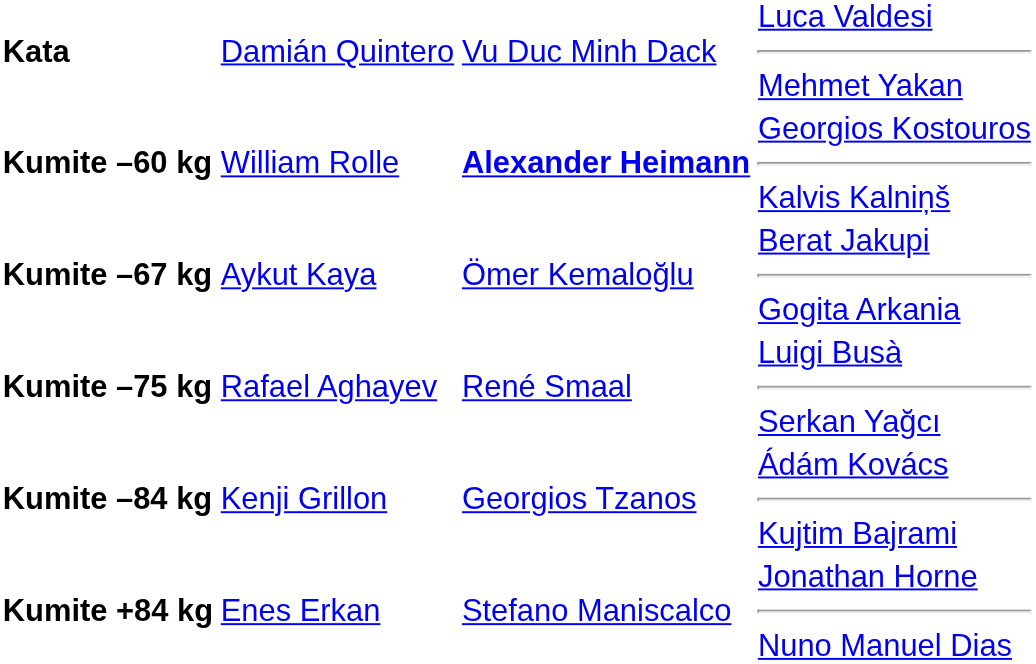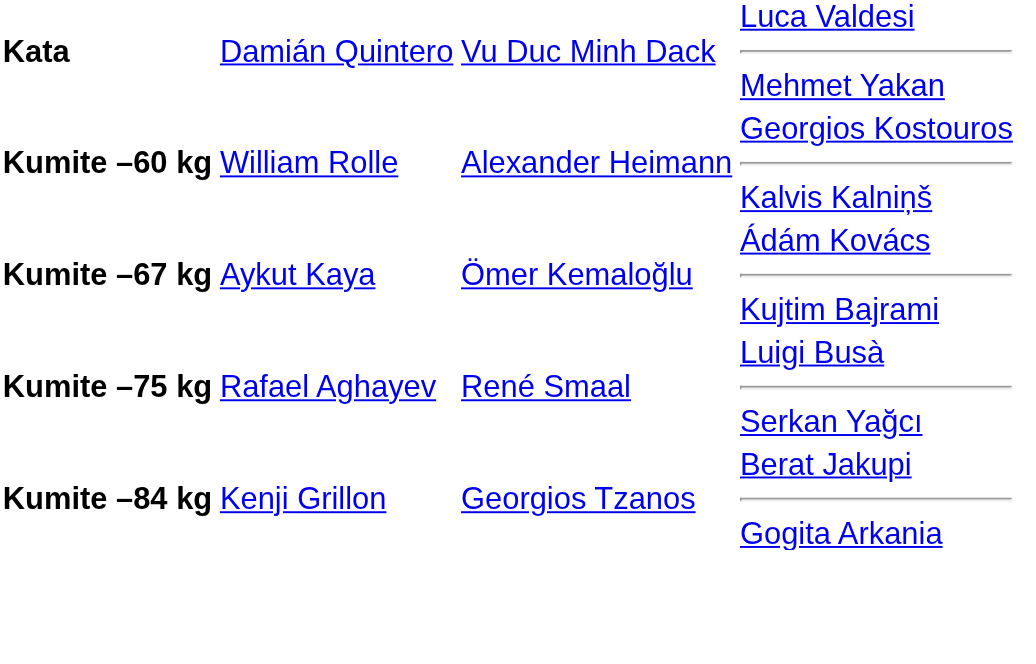(606, 163) bold -> (597, 163) normal
(894, 275) Berat Jakupi Gogita Arkania -> (876, 275) Ádám Kovács Kujtim Bajrami
(894, 499) Ádám Kovács Kujtim Bajrami -> (876, 499) Berat Jakupi Gogita Arkania
- row: (108, 611)
